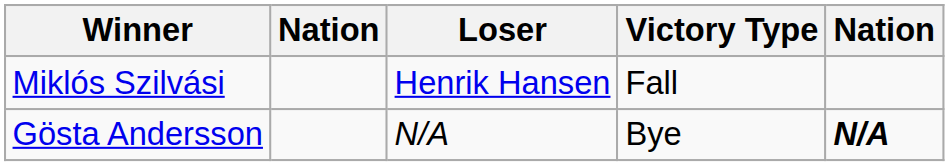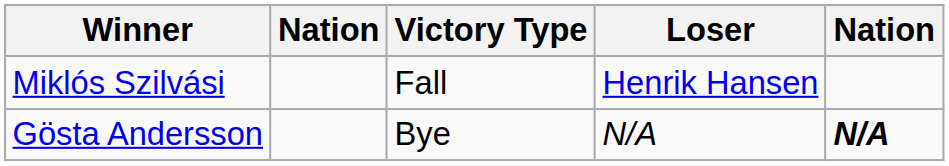columns swapped: (722, 30) <-> (503, 30)
